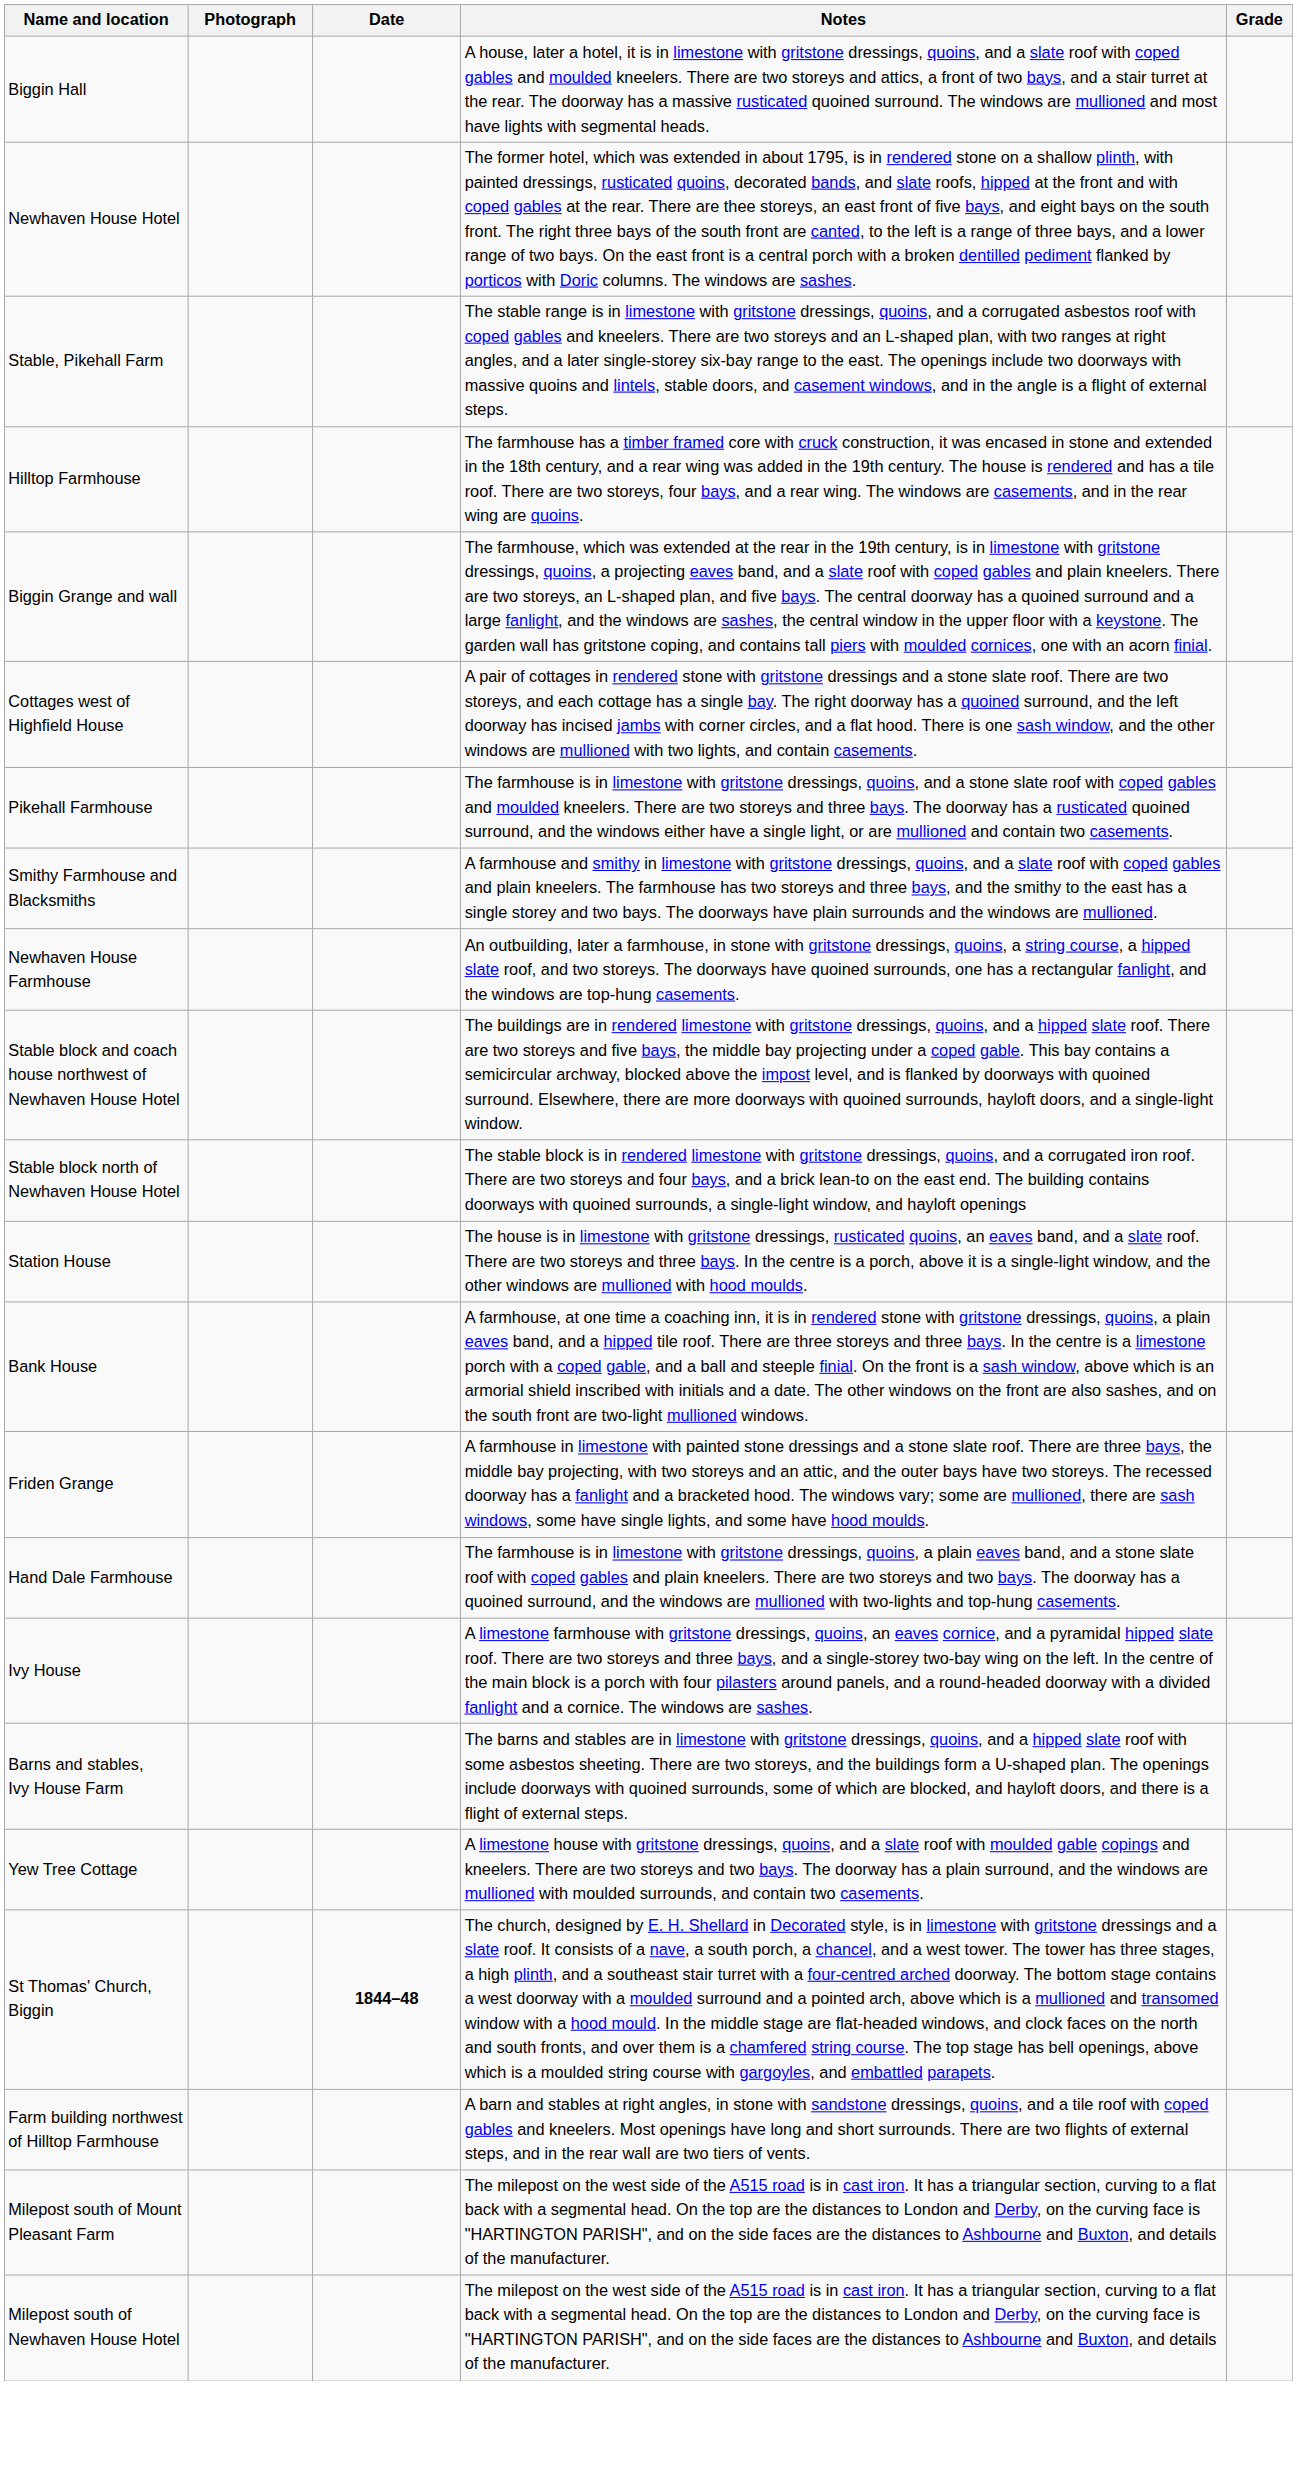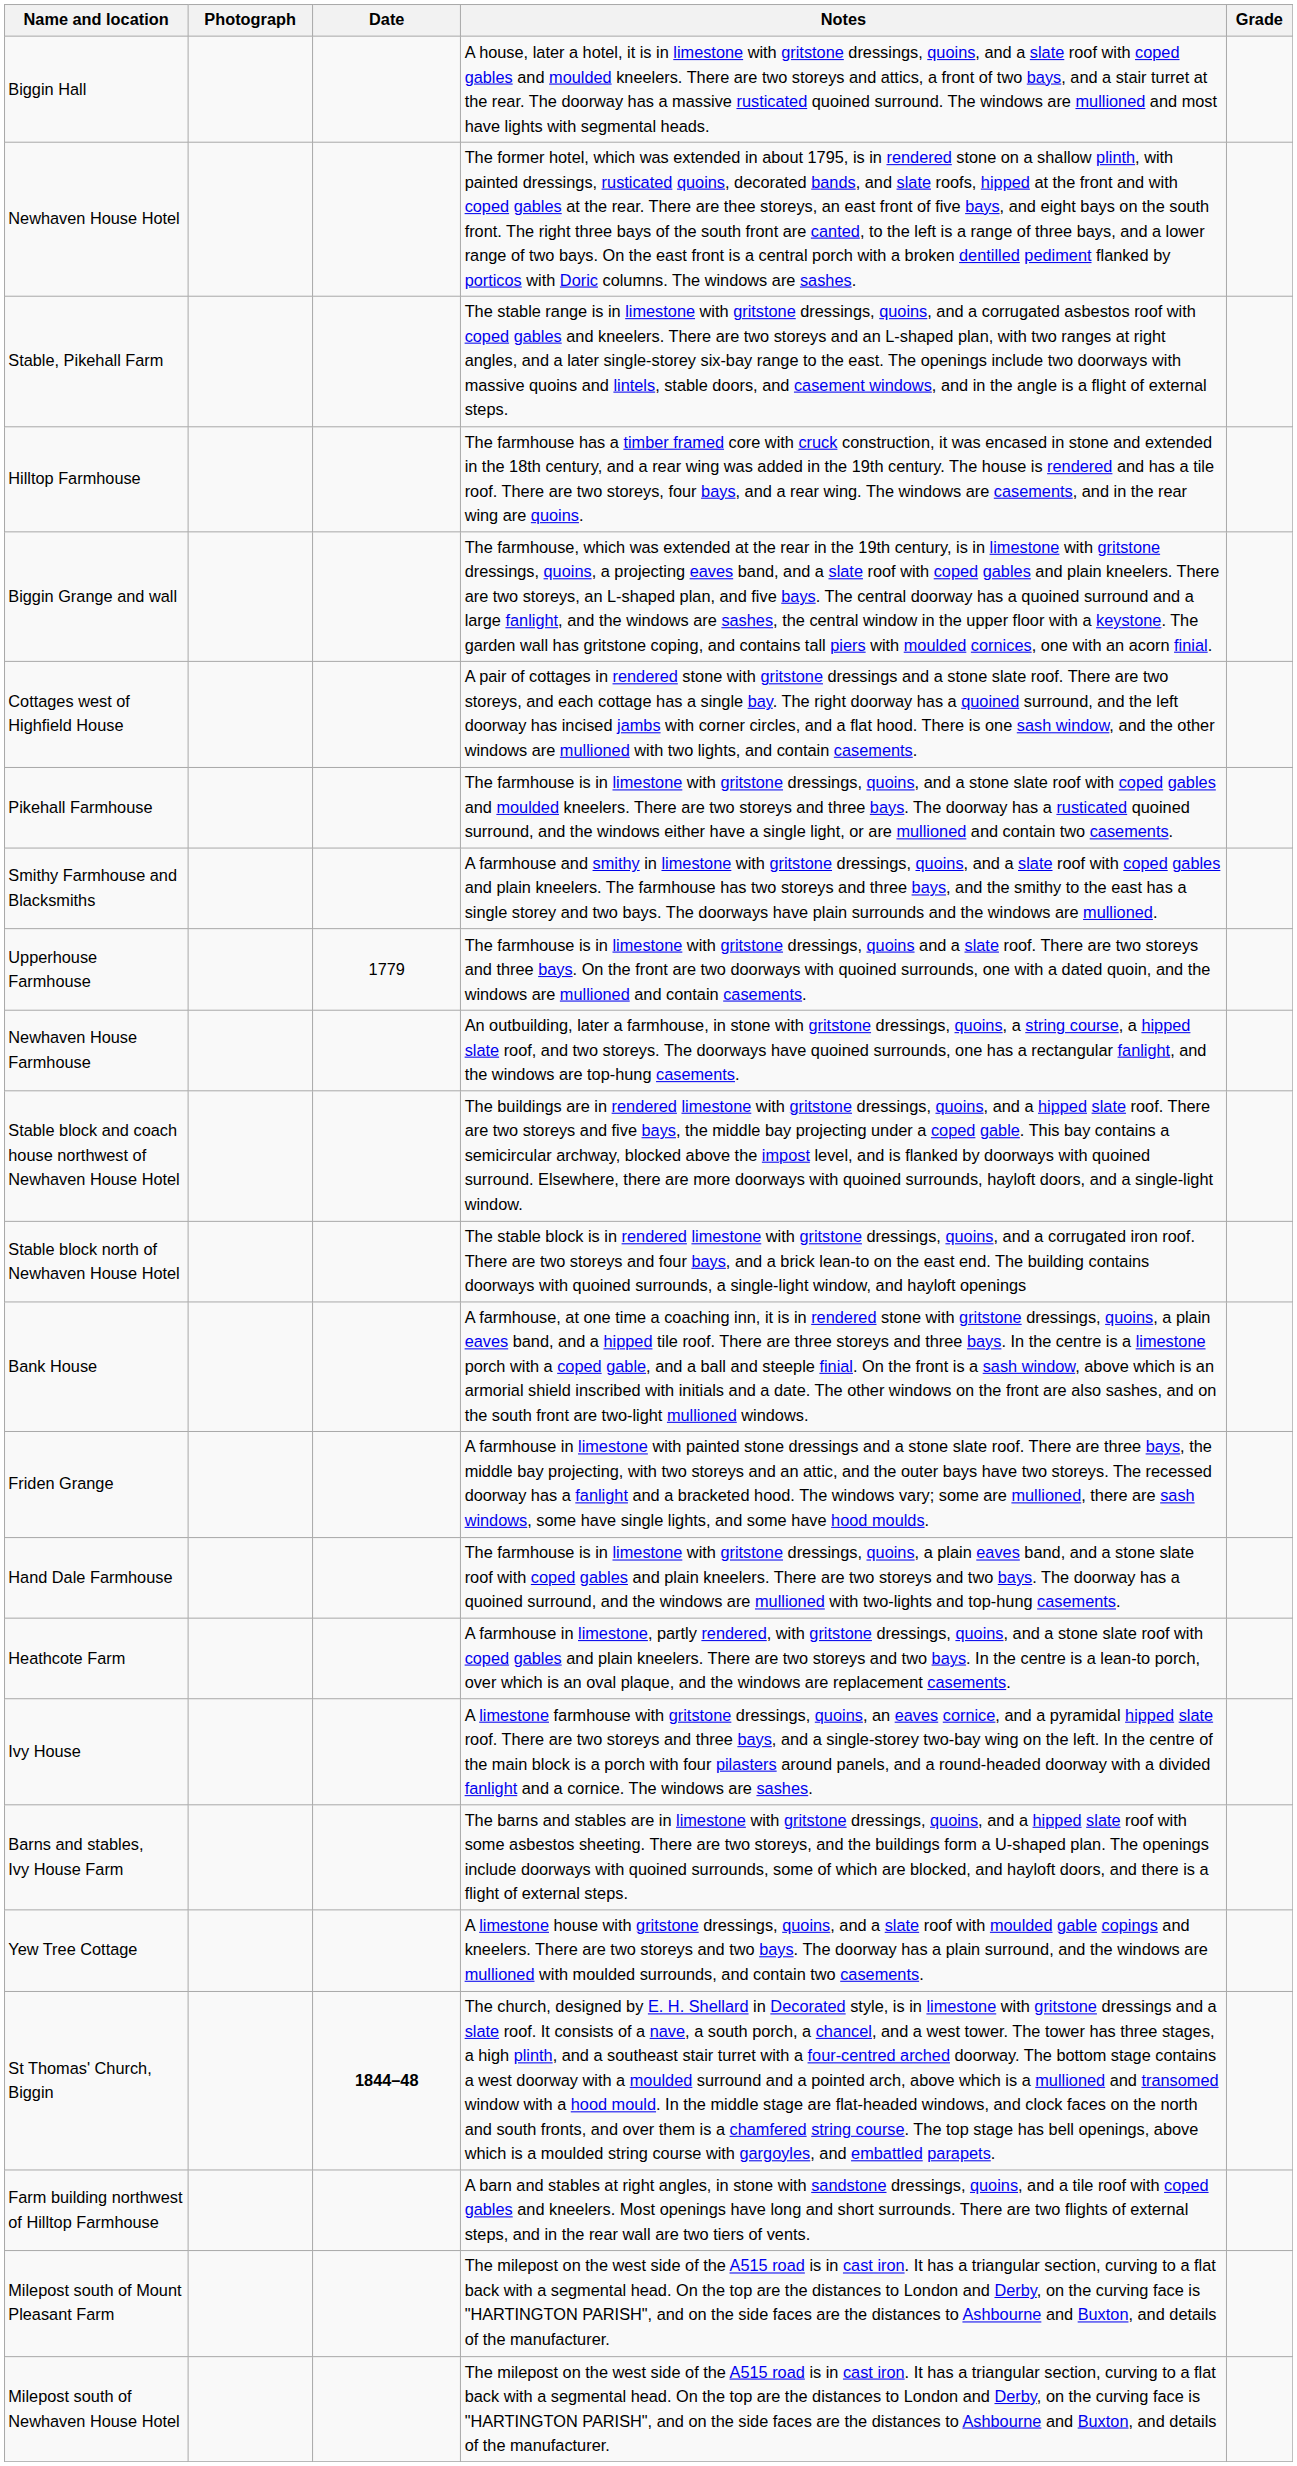+ row: (53, 969)
- row: (60, 1261)
+ row: (67, 1658)
